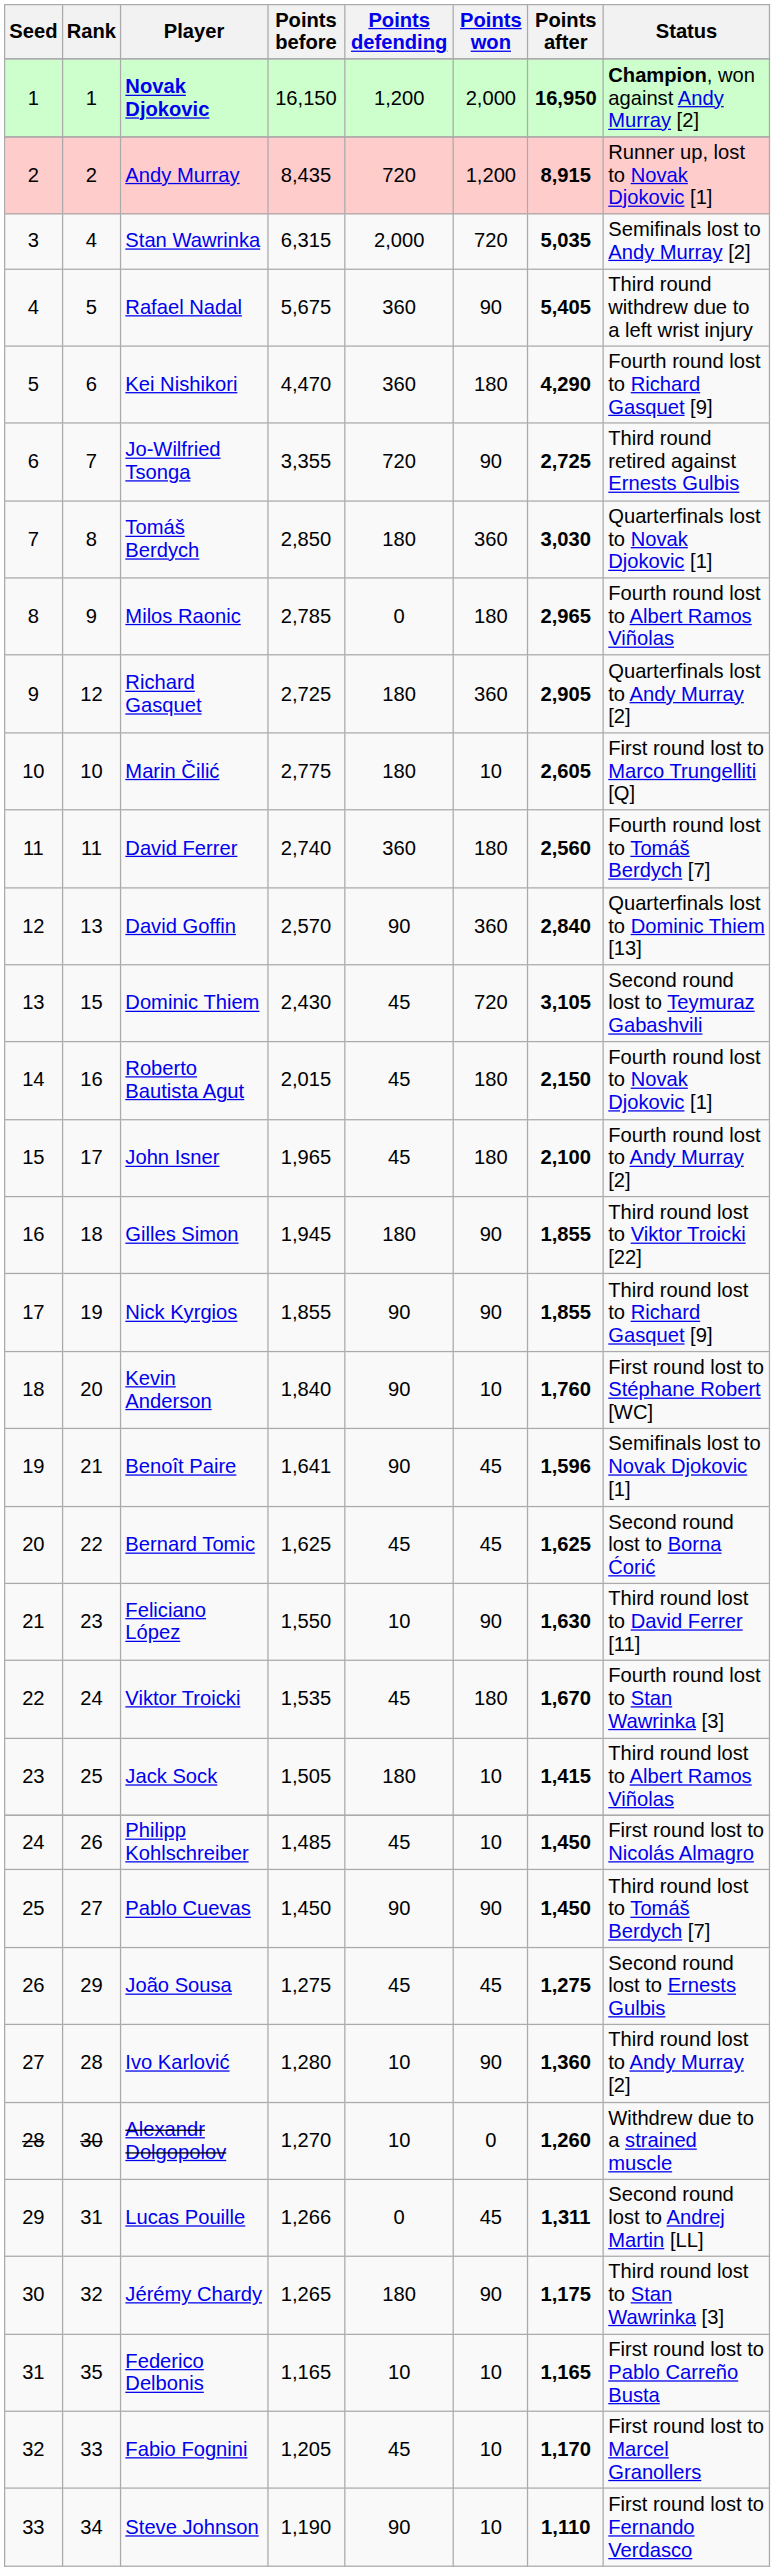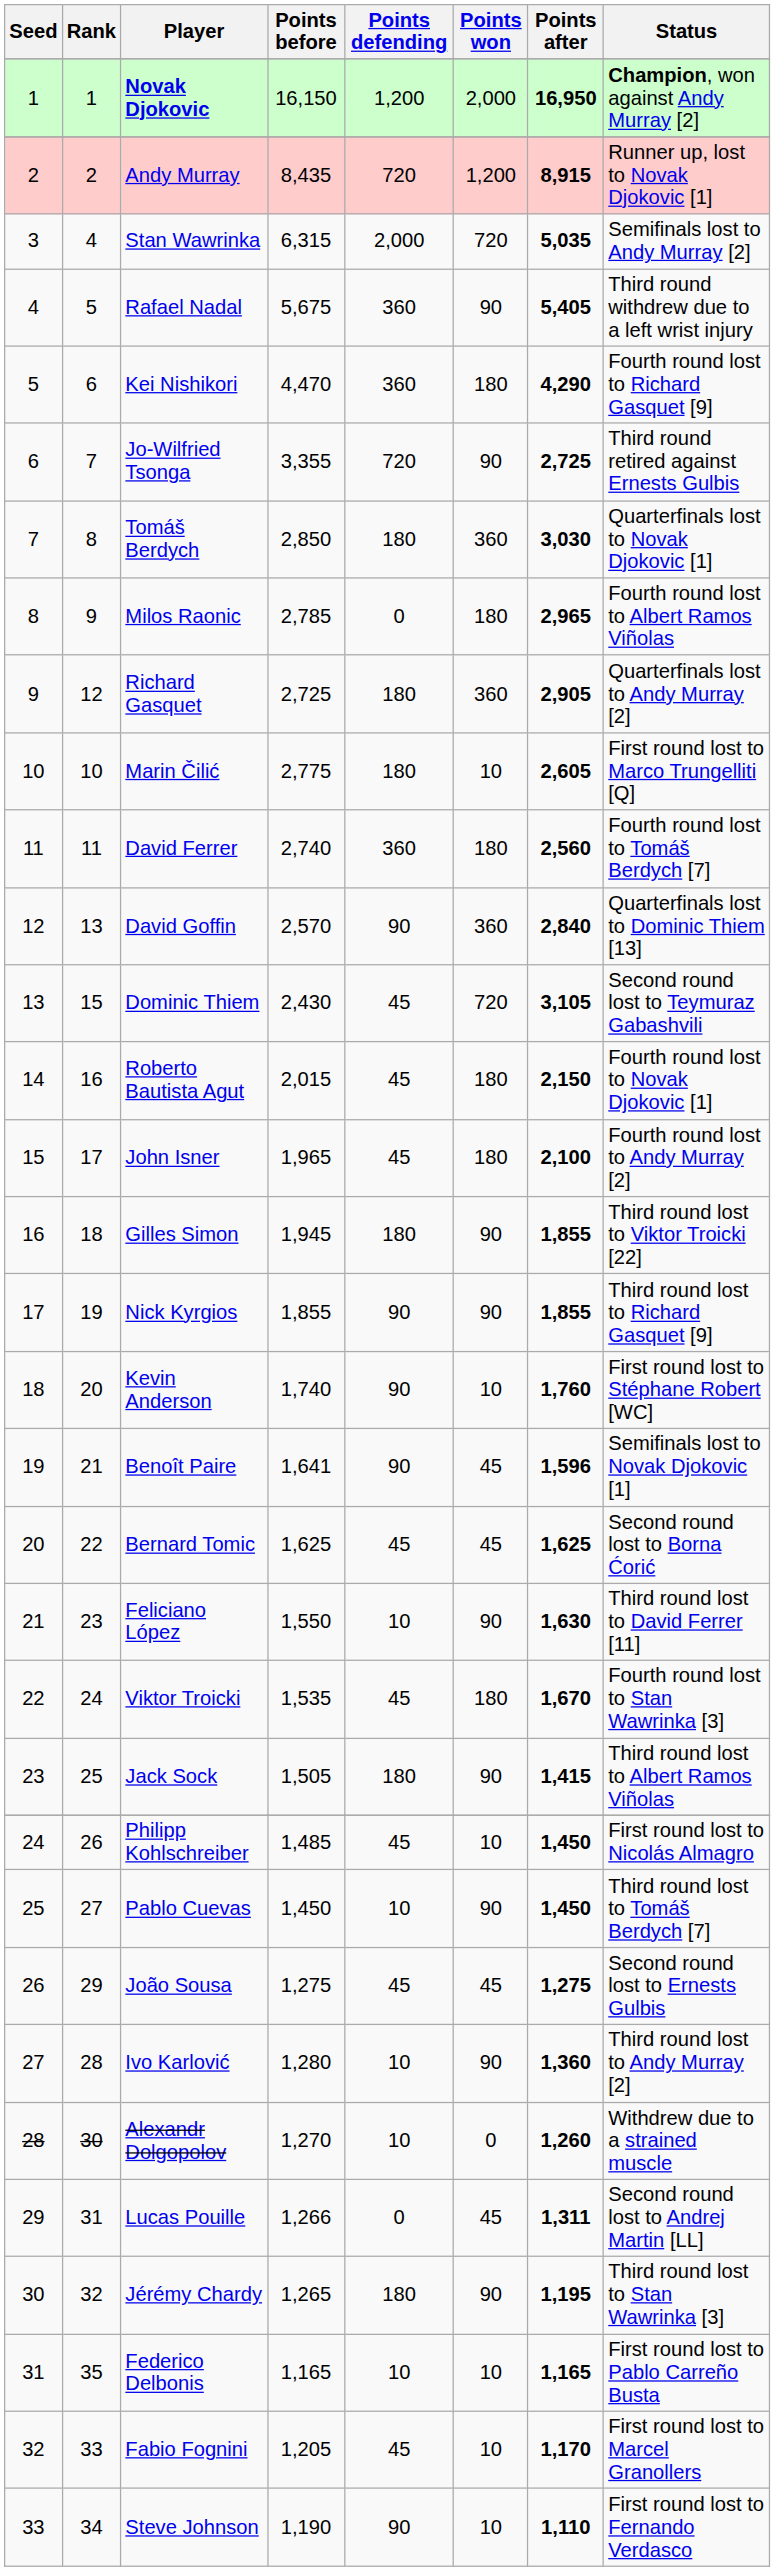(306, 1389) 1,840 -> (306, 1389) 1,740
(491, 1776) 10 -> (491, 1776) 90
(399, 1908) 90 -> (399, 1908) 10
(566, 2295) 1,175 -> (566, 2295) 1,195
